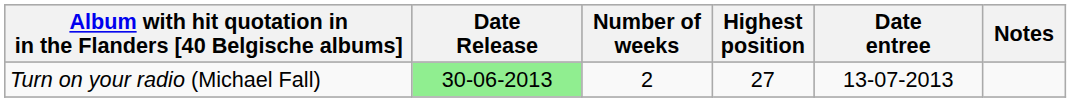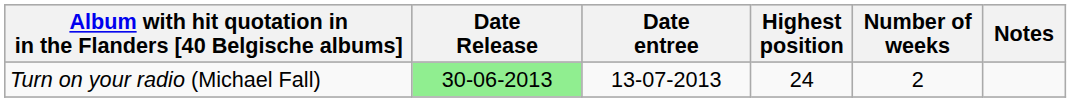columns swapped: (898, 34) <-> (647, 34)
(763, 80) 27 -> (802, 80) 24
